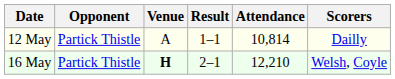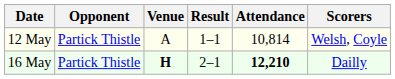(349, 39) Dailly -> (349, 39) Welsh, Coyle
(270, 62) normal -> (270, 62) bold
(349, 62) Welsh, Coyle -> (349, 62) Dailly
